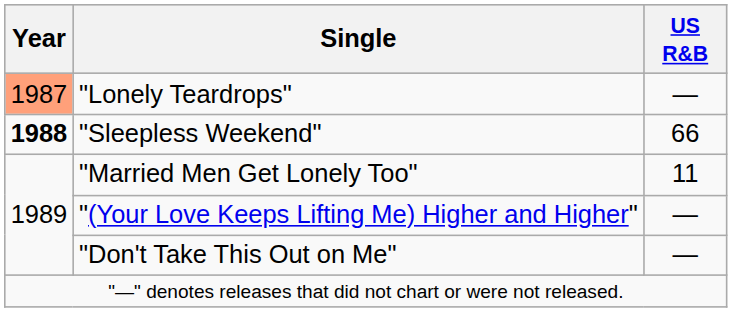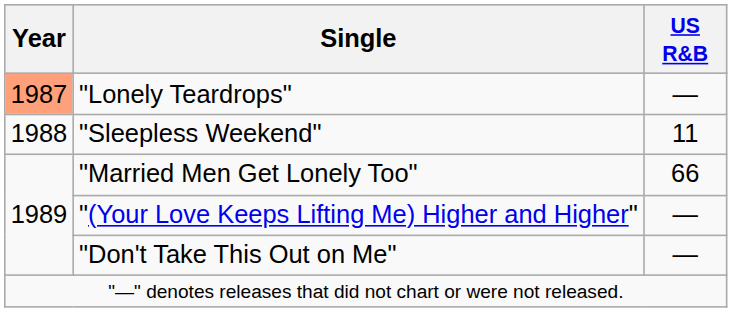(39, 133) bold -> (39, 133) normal
(685, 133) 66 -> (685, 133) 11
(685, 174) 11 -> (685, 174) 66
